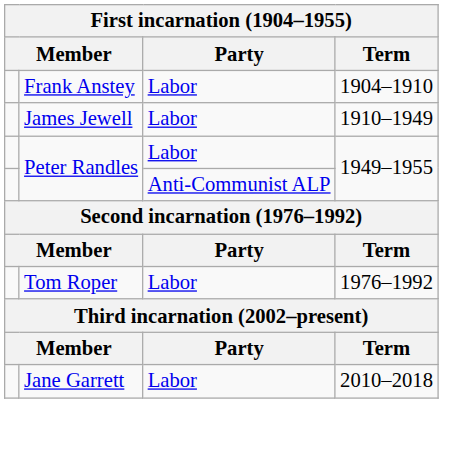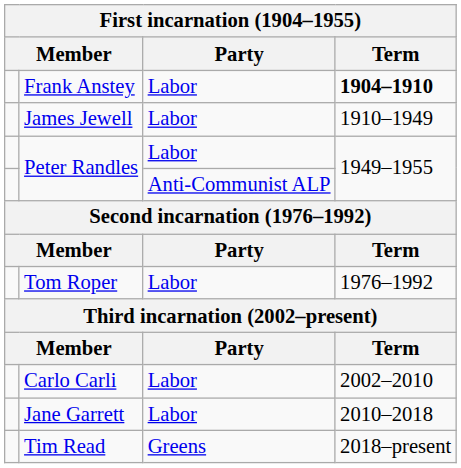(387, 86) normal -> (387, 86) bold
+ row: (70, 380)
+ row: (65, 446)
